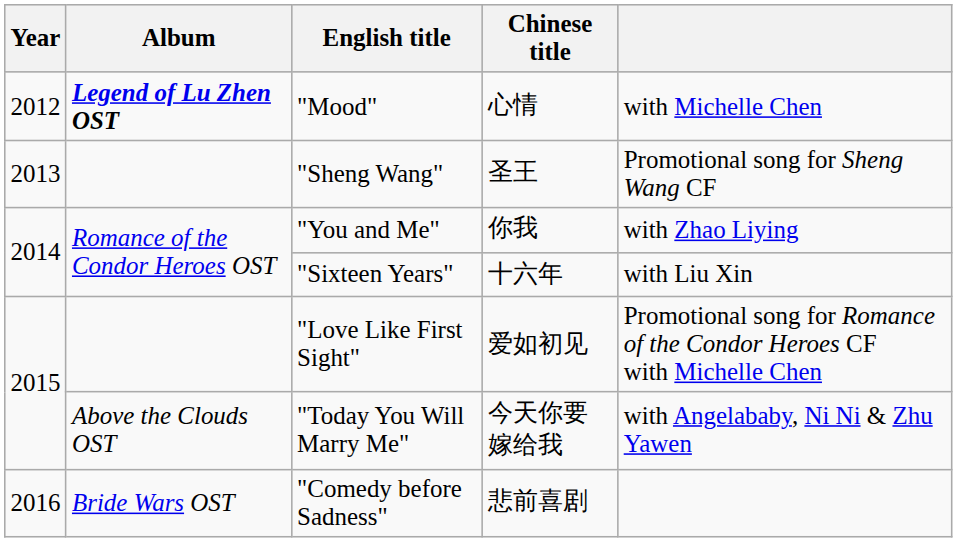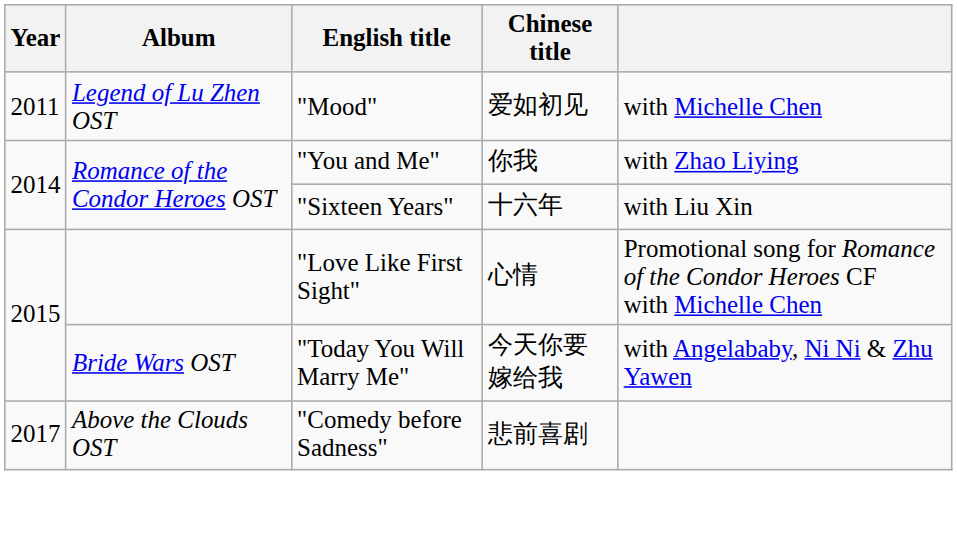(35, 105) 2012 -> (35, 105) 2011
(171, 105) bold -> (166, 105) normal
(513, 105) 心情 -> (538, 105) 爱如初见
- row: (370, 173)
(538, 343) 爱如初见 -> (513, 275) 心情
(160, 430) Above the Clouds OST -> (153, 362) Bride Wars OST
(35, 502) 2016 -> (35, 434) 2017
(153, 502) Bride Wars OST -> (160, 434) Above the Clouds OST
